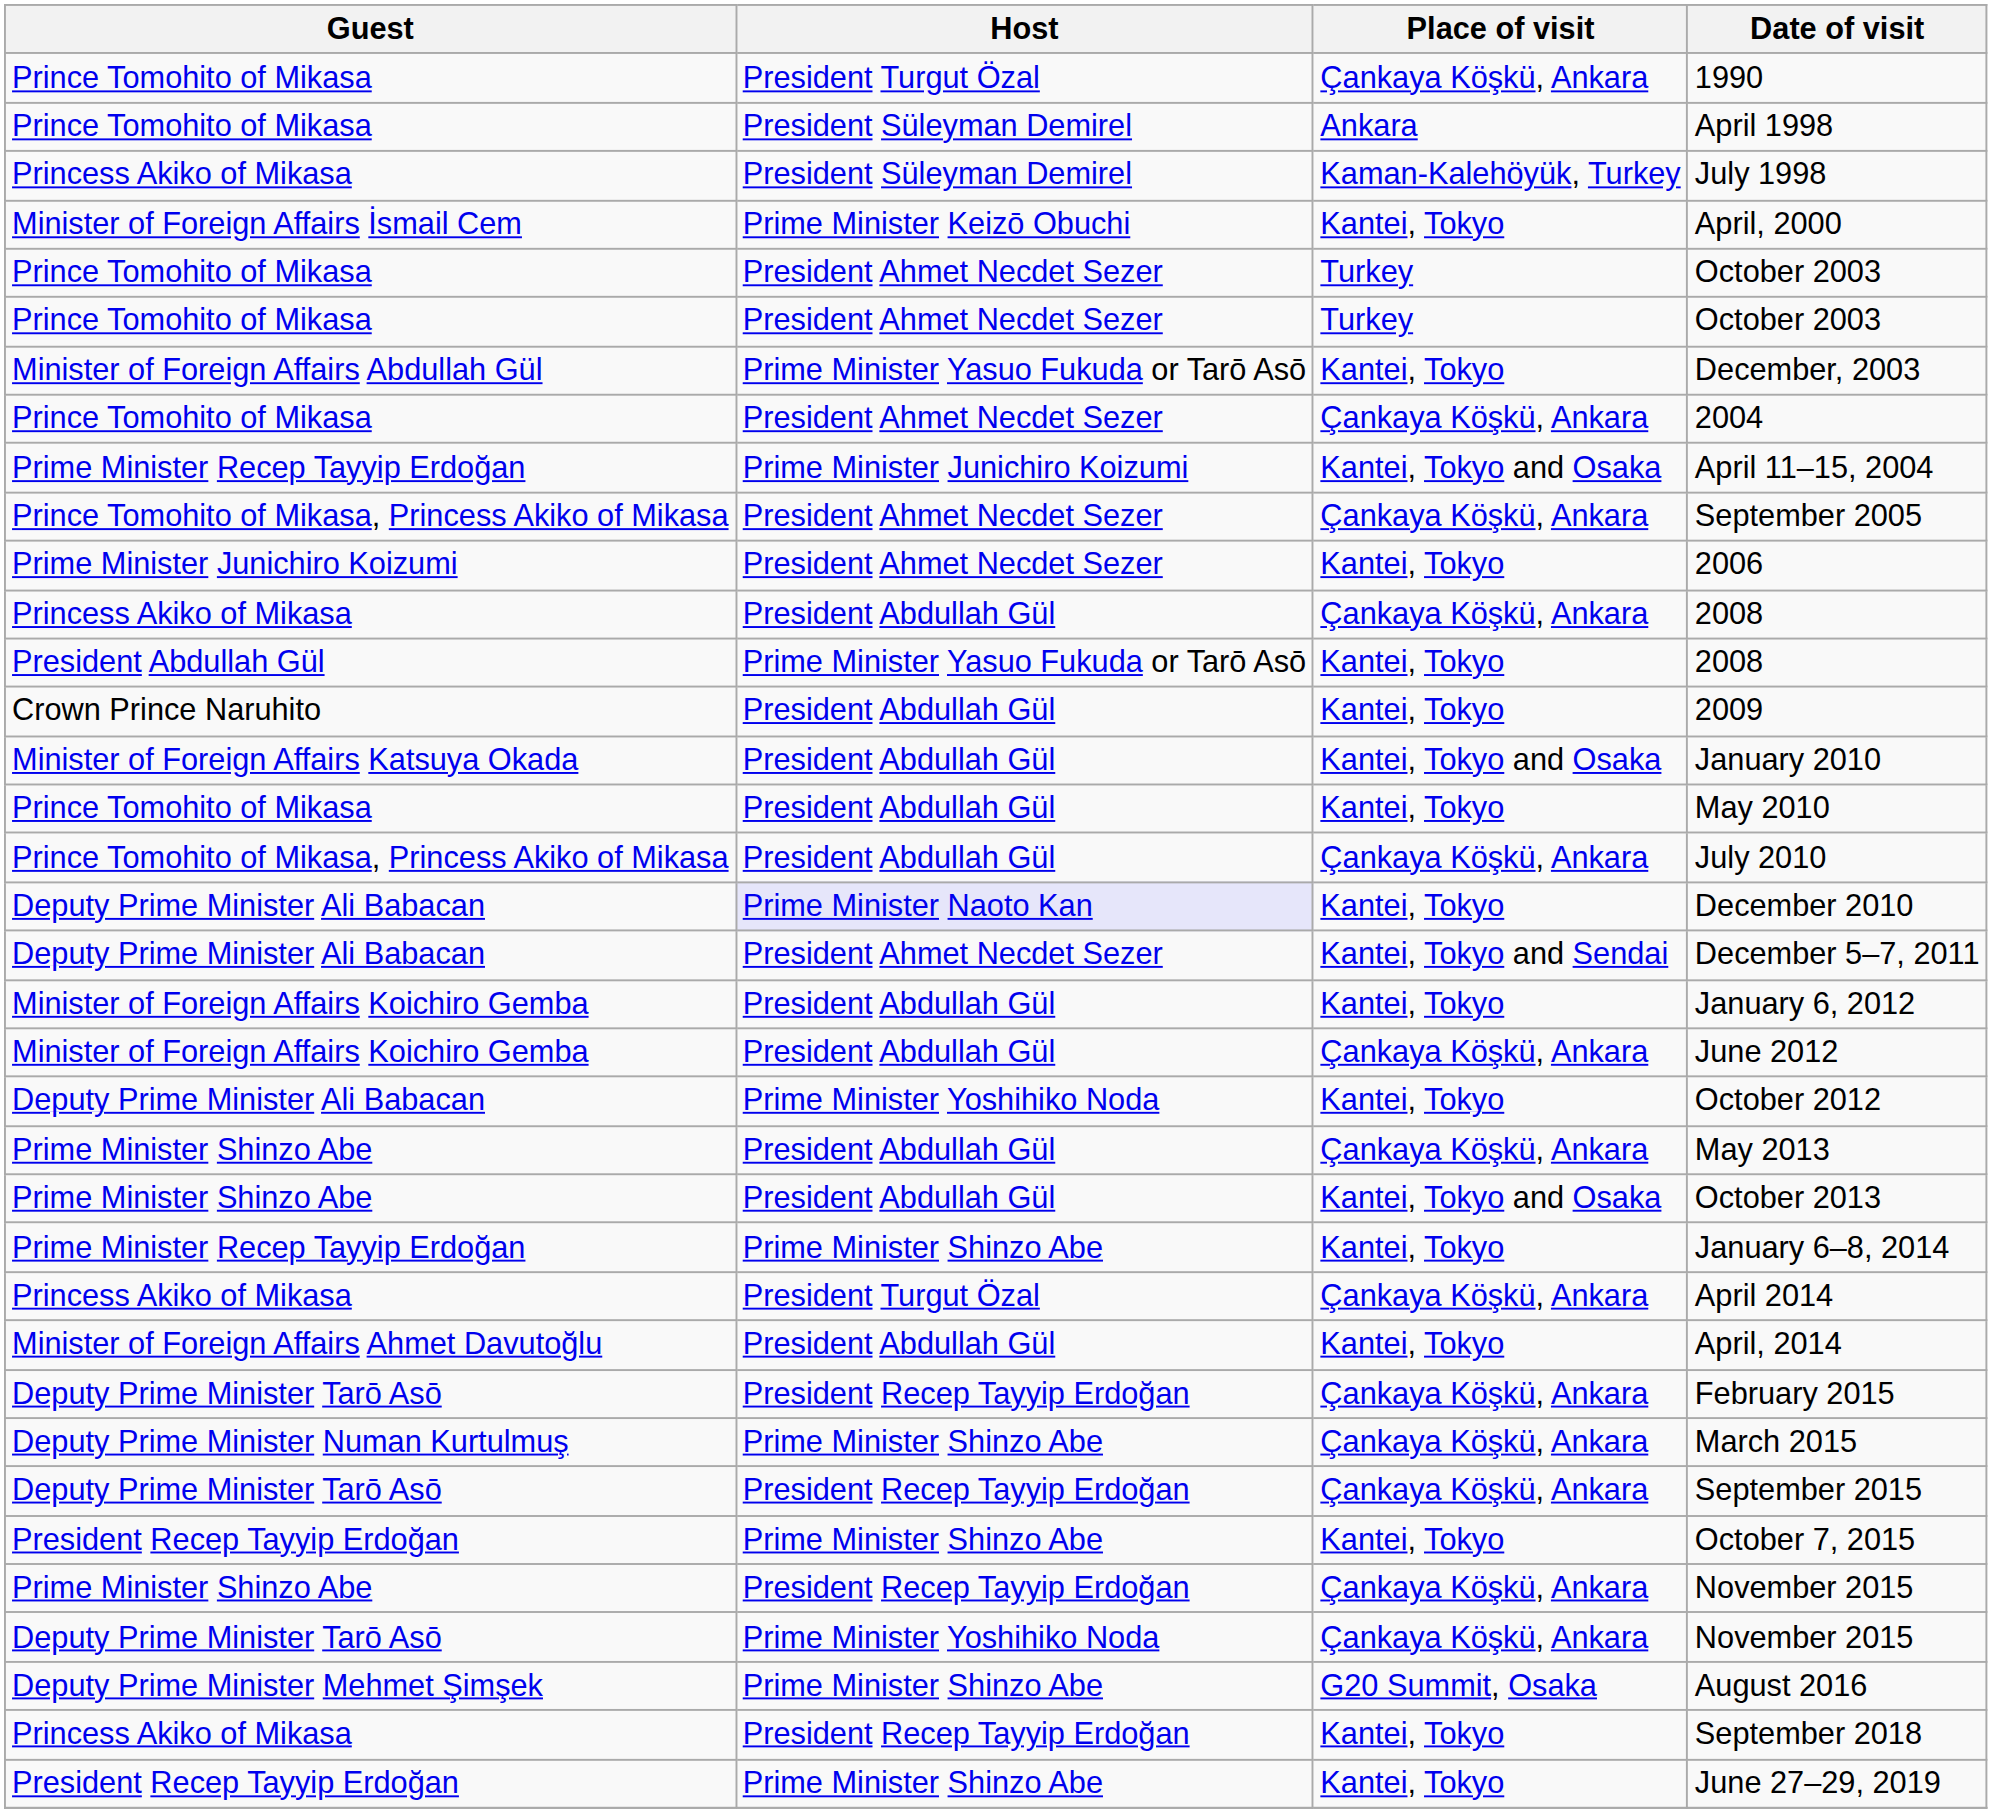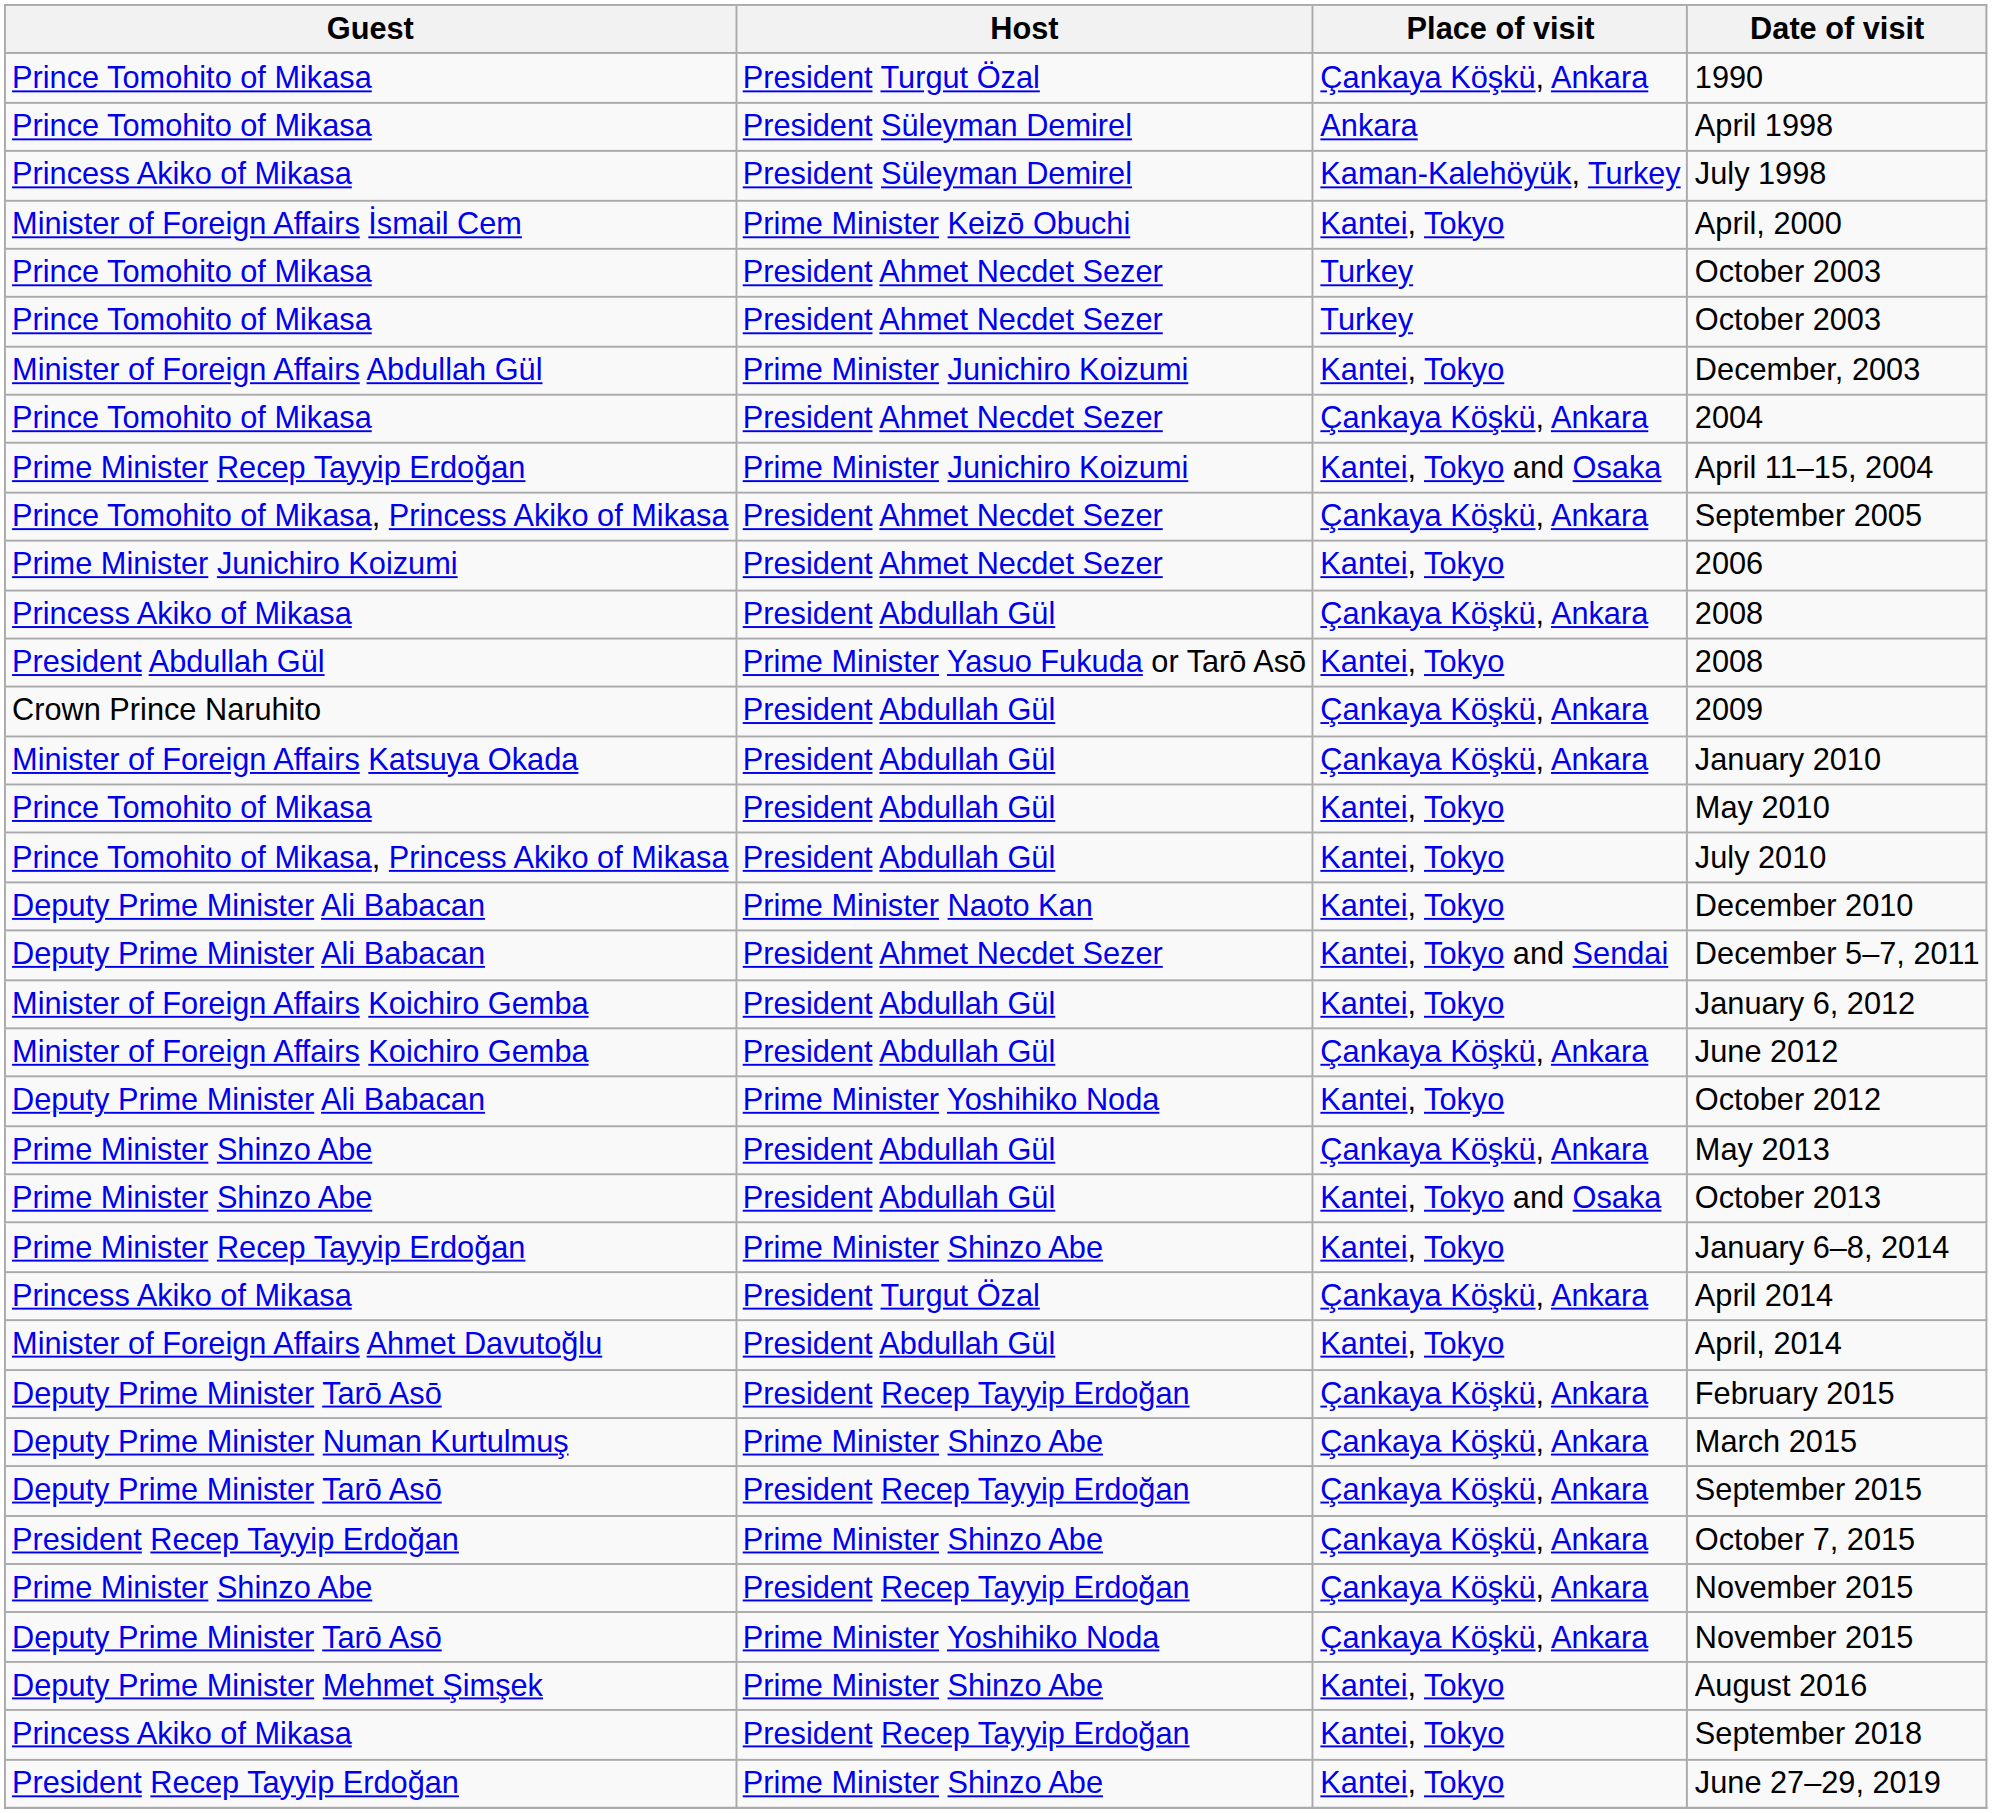(1024, 369) Prime Minister Yasuo Fukuda or Tarō Asō -> (966, 369) Prime Minister Junichiro Koizumi
(1412, 710) Kantei, Tokyo -> (1484, 710) Çankaya Köşkü, Ankara
(1491, 759) Kantei, Tokyo and Osaka -> (1484, 759) Çankaya Köşkü, Ankara
(1484, 857) Çankaya Köşkü, Ankara -> (1412, 857) Kantei, Tokyo
(918, 905) lavender background -> (918, 905) no background
(1412, 1539) Kantei, Tokyo -> (1484, 1539) Çankaya Köşkü, Ankara
(1459, 1685) G20 Summit, Osaka -> (1412, 1685) Kantei, Tokyo
